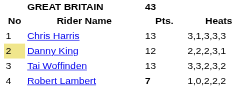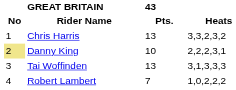(207, 36) 3,1,3,3,3 -> (207, 36) 3,3,2,3,2
(151, 51) 12 -> (151, 51) 10
(207, 66) 3,3,2,3,2 -> (207, 66) 3,1,3,3,3
(148, 81) bold -> (148, 81) normal
